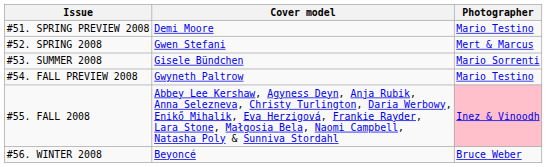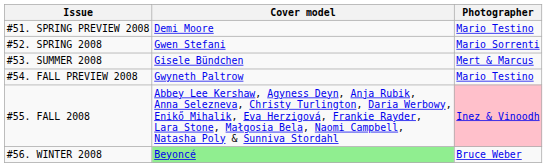(495, 45) Mert & Marcus -> (498, 45) Mario Sorrenti
(498, 61) Mario Sorrenti -> (495, 61) Mert & Marcus
(175, 155) no background -> (175, 155) lightgreen background
